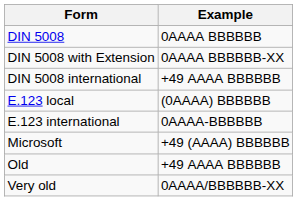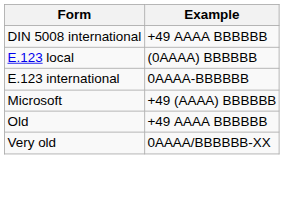- row: (36, 36)
- row: (81, 57)
